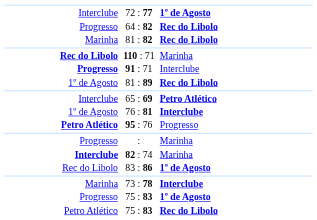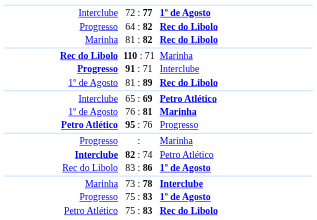(181, 112) Interclube -> (178, 112) Marinha
(176, 154) Marinha -> (187, 154) Petro Atlético
